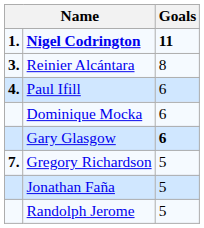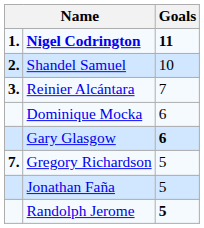+ row: (76, 65)
(163, 65) 8 -> (163, 89) 7
- row: (54, 89)
(163, 211) normal -> (163, 211) bold
